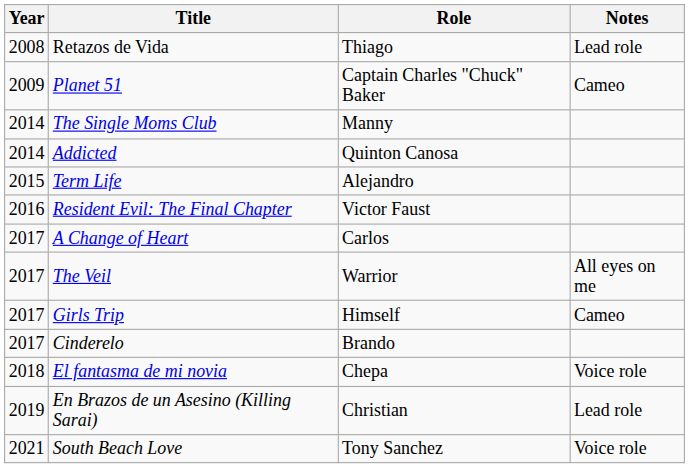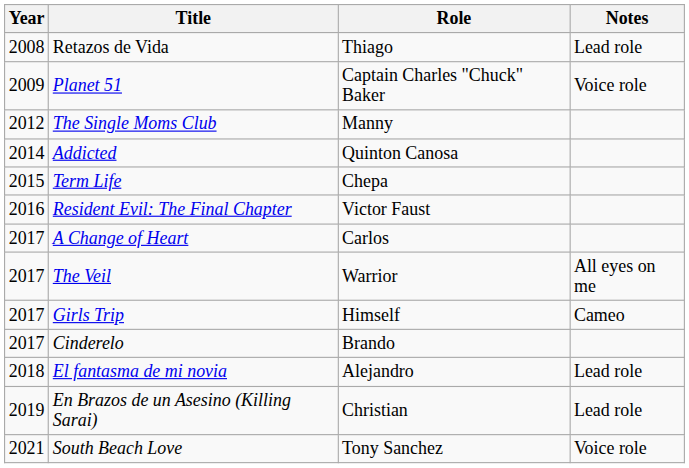(599, 85) Cameo -> (610, 85) Voice role
(27, 124) 2014 -> (27, 124) 2012
(378, 180) Alejandro -> (365, 180) Chepa
(365, 371) Chepa -> (378, 371) Alejandro
(610, 371) Voice role -> (608, 371) Lead role
